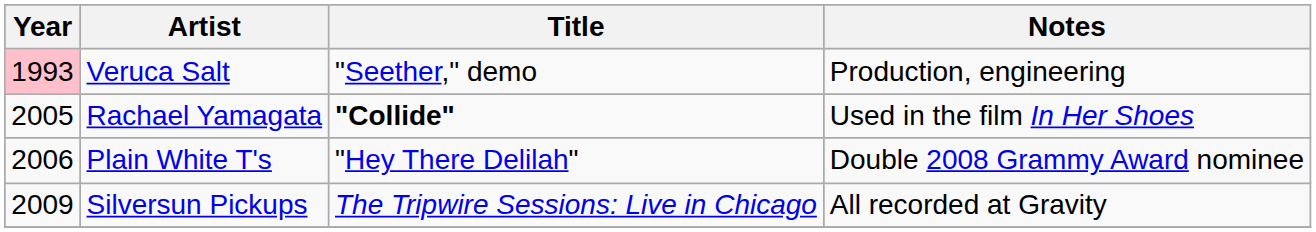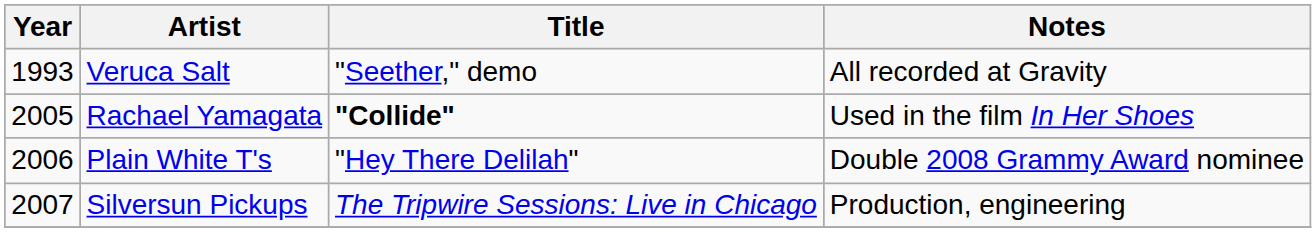(42, 71) pink background -> (42, 71) no background
(978, 71) Production, engineering -> (968, 71) All recorded at Gravity
(42, 204) 2009 -> (42, 204) 2007
(968, 204) All recorded at Gravity -> (978, 204) Production, engineering
